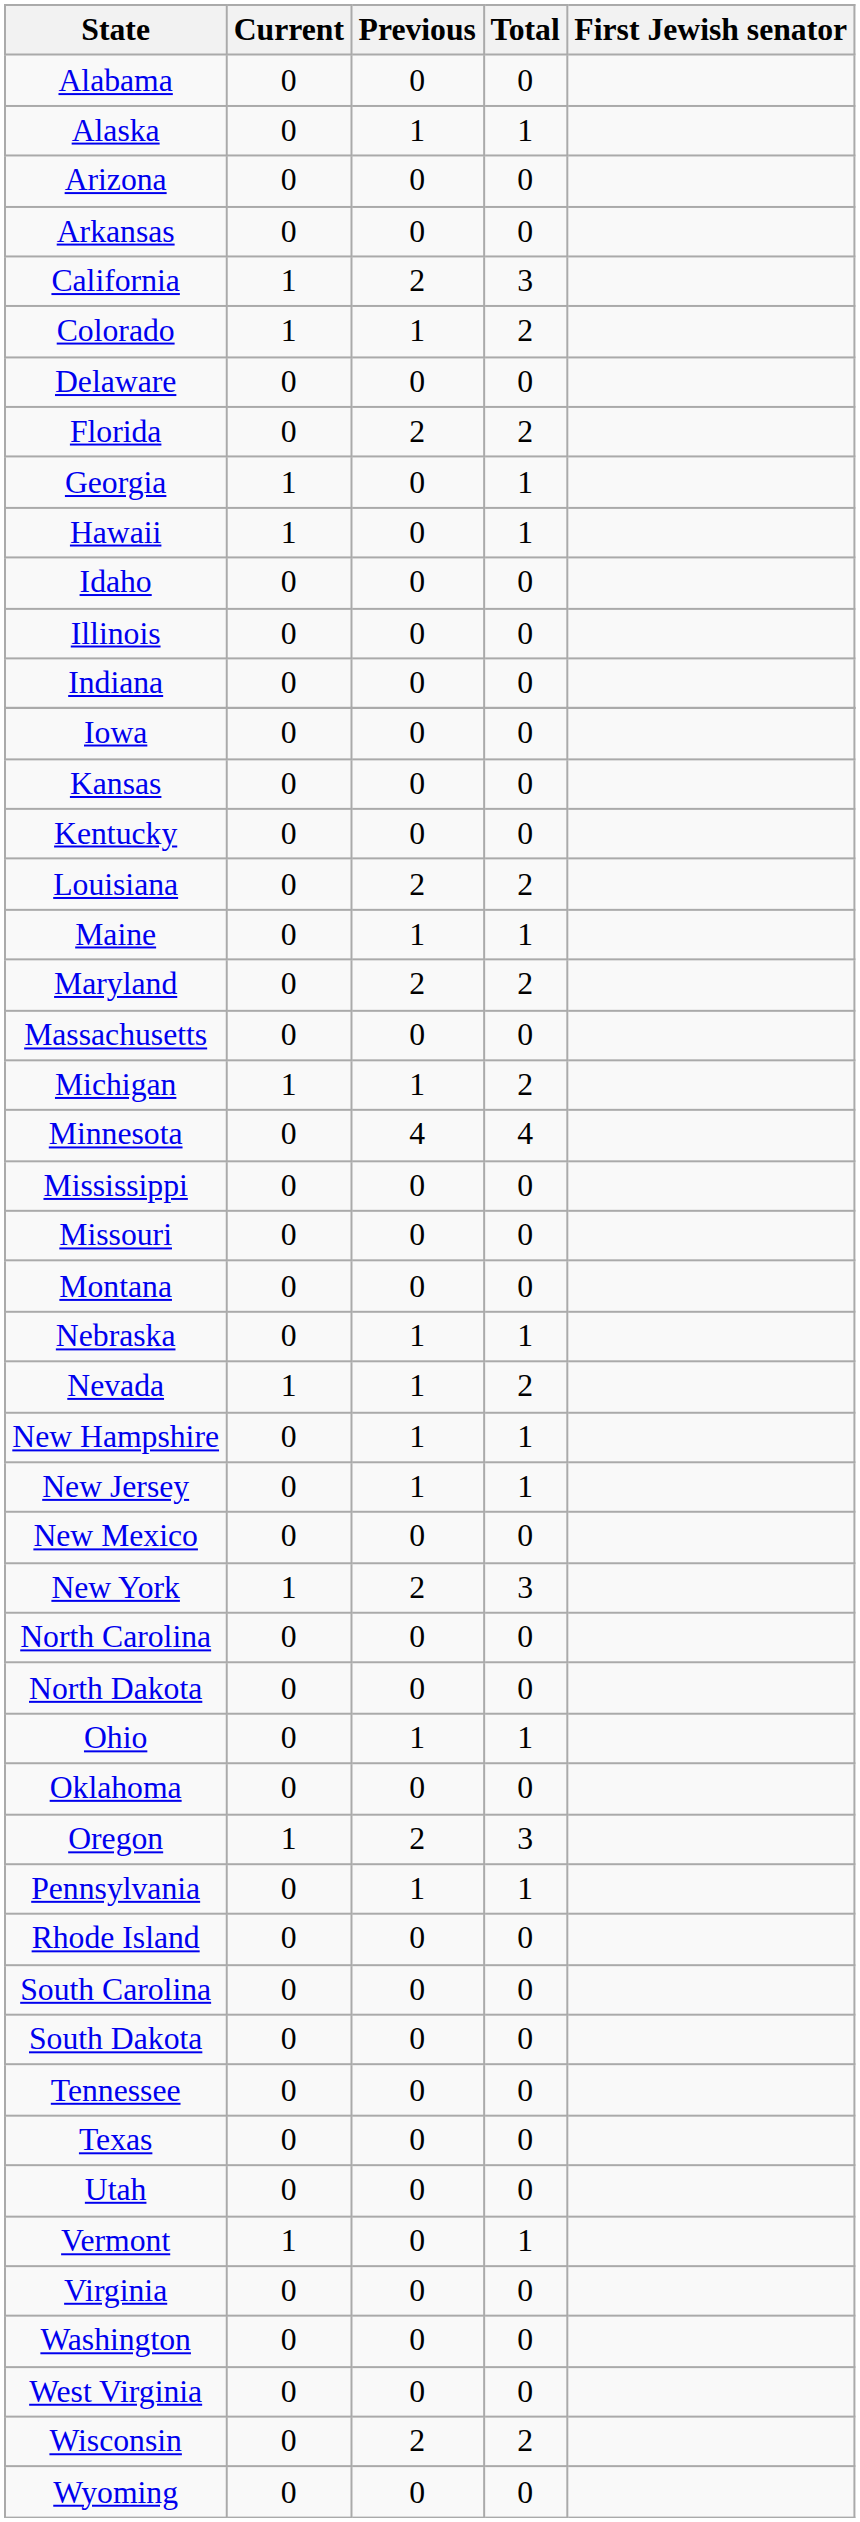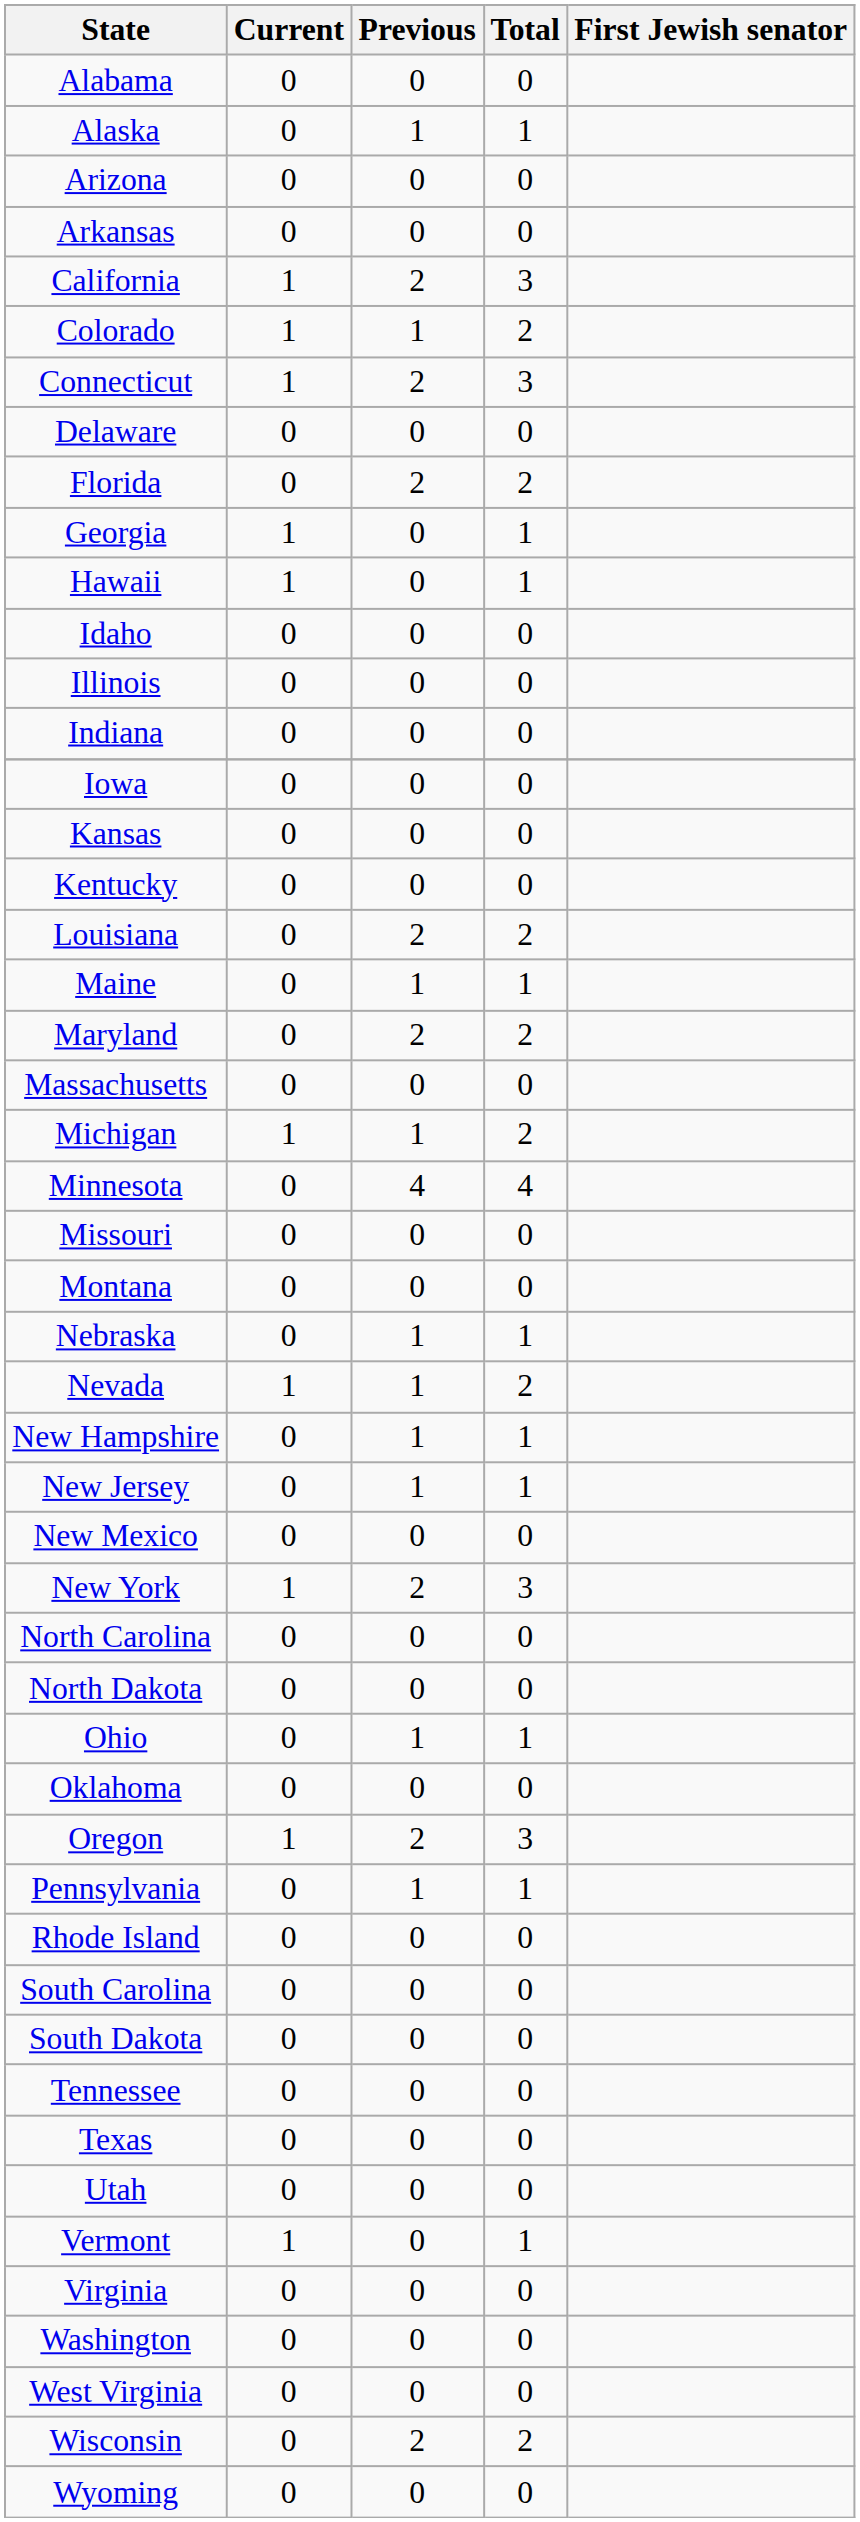+ row: (116, 381)
- row: (116, 1185)
